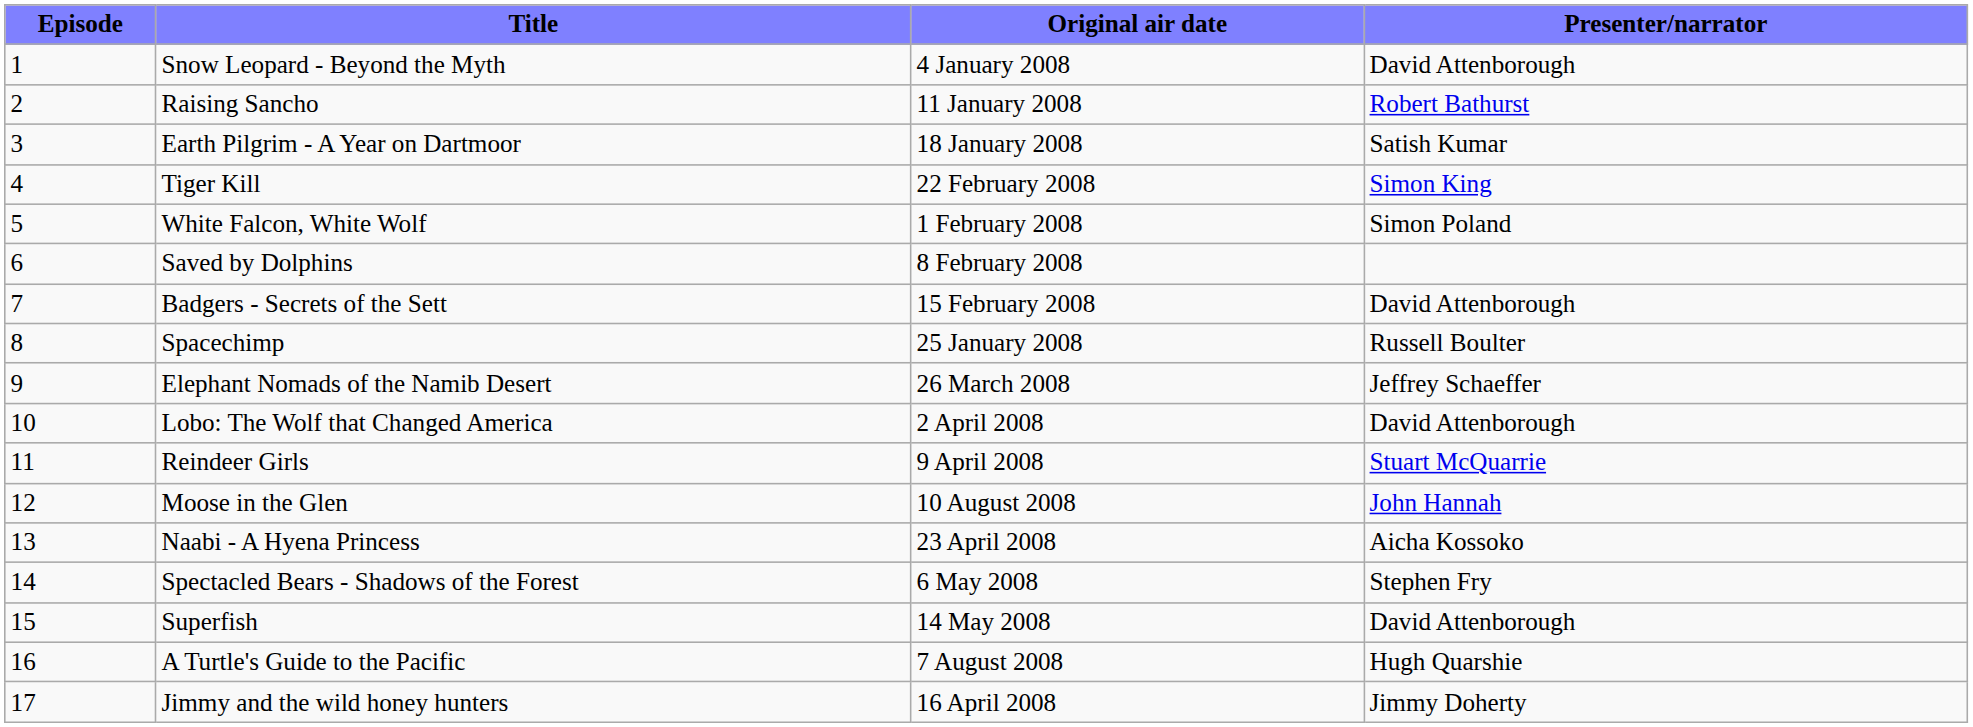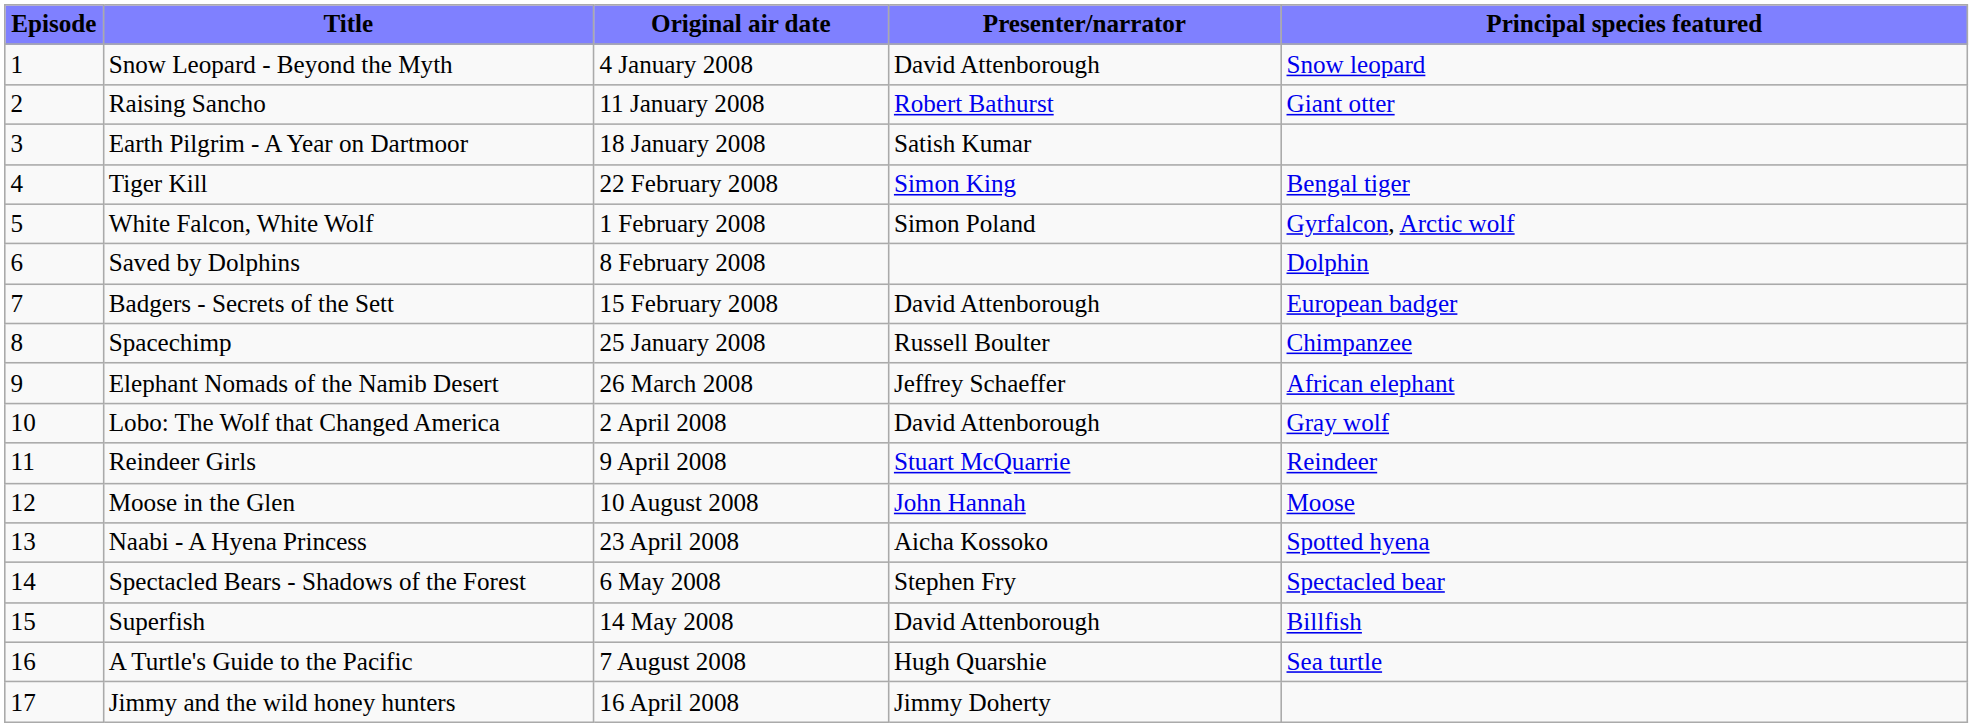+ column: (1624, 24)
